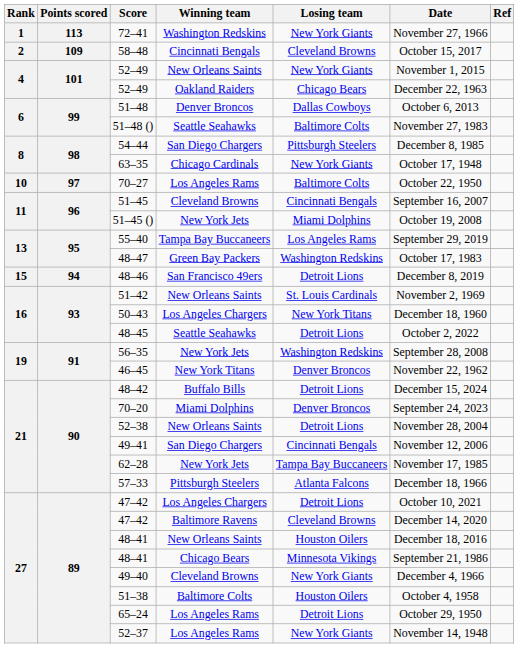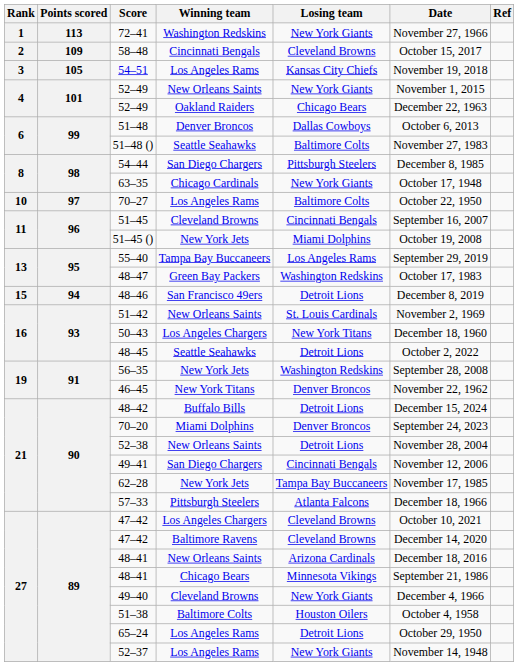+ row: (133, 70)
(332, 502) Detroit Lions -> (332, 520) Cleveland Browns
(332, 539) Houston Oilers -> (332, 558) Arizona Cardinals
